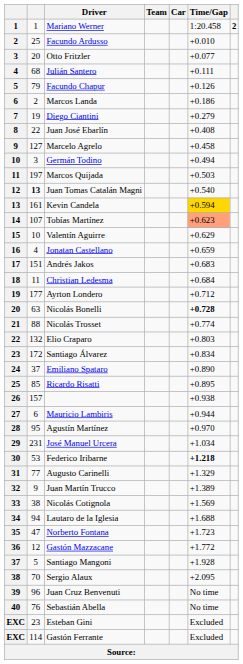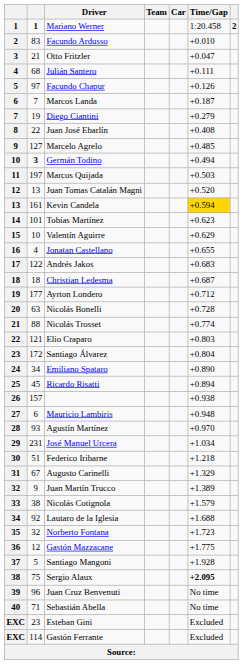(36, 26) normal -> (36, 26) bold
(36, 41) 25 -> (36, 41) 83
(36, 56) 20 -> (36, 56) 21
(202, 56) +0.077 -> (202, 56) +0.047
(36, 86) 79 -> (36, 86) 97
(36, 101) 2 -> (36, 101) 7
(202, 101) +0.186 -> (202, 101) +0.187
(202, 146) +0.458 -> (202, 146) +0.485
(36, 160) normal -> (36, 160) bold
(36, 190) bold -> (36, 190) normal
(202, 190) +0.540 -> (202, 190) +0.520
(36, 220) 107 -> (36, 220) 101
(202, 220) lightsalmon background -> (202, 220) no background
(202, 250) +0.659 -> (202, 250) +0.655
(36, 265) 151 -> (36, 265) 122
(36, 280) 11 -> (36, 280) 18
(202, 280) +0.684 -> (202, 280) +0.687
(202, 309) bold -> (202, 309) normal
(36, 339) 132 -> (36, 339) 121
(202, 354) +0.834 -> (202, 354) +0.804
(36, 369) 37 -> (36, 369) 34
(36, 384) 85 -> (36, 384) 45
(202, 384) +0.895 -> (202, 384) +0.894
(202, 413) +0.944 -> (202, 413) +0.948
(36, 428) 95 -> (36, 428) 93
(36, 458) 53 -> (36, 458) 51
(202, 458) bold -> (202, 458) normal
(36, 473) 77 -> (36, 473) 67
(202, 503) +1.569 -> (202, 503) +1.579
(36, 518) 94 -> (36, 518) 92
(36, 533) 47 -> (36, 533) 32
(202, 547) +1.772 -> (202, 547) +1.775
(36, 577) 70 -> (36, 577) 75
(202, 577) normal -> (202, 577) bold
(36, 607) 76 -> (36, 607) 71
